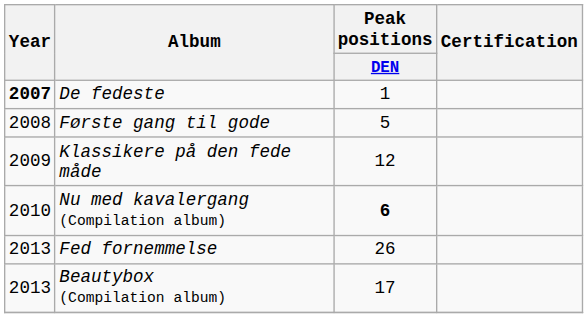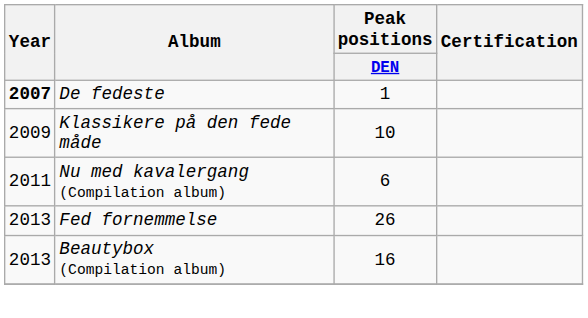- row: (165, 123)
(385, 162) 12 -> (385, 133) 10
(30, 211) 2010 -> (30, 182) 2011
(385, 211) bold -> (385, 182) normal
(385, 288) 17 -> (385, 259) 16
